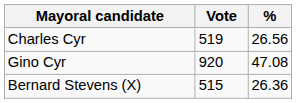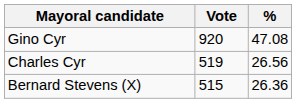rows swapped: (37, 62) <-> (47, 39)
